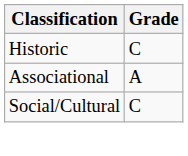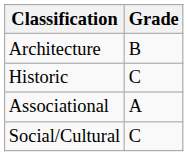+ row: (55, 48)
